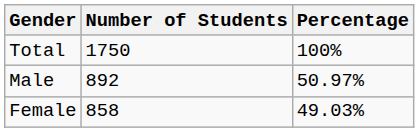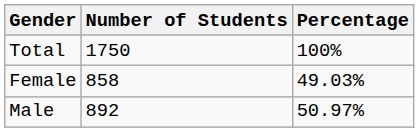rows swapped: (32, 81) <-> (43, 112)
